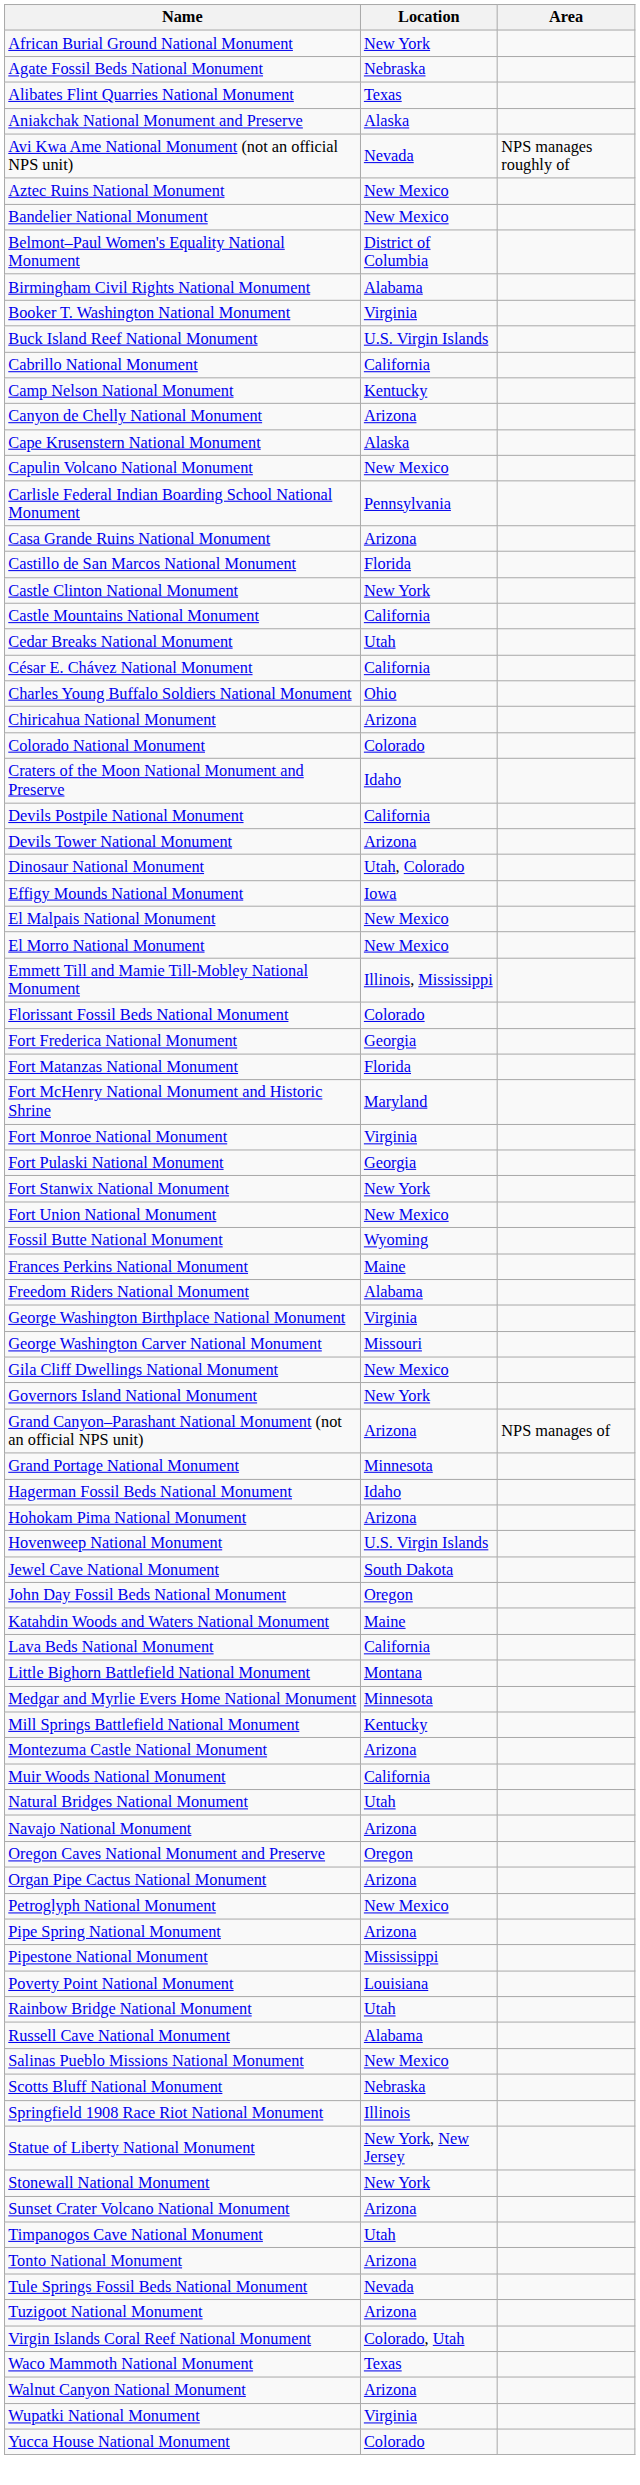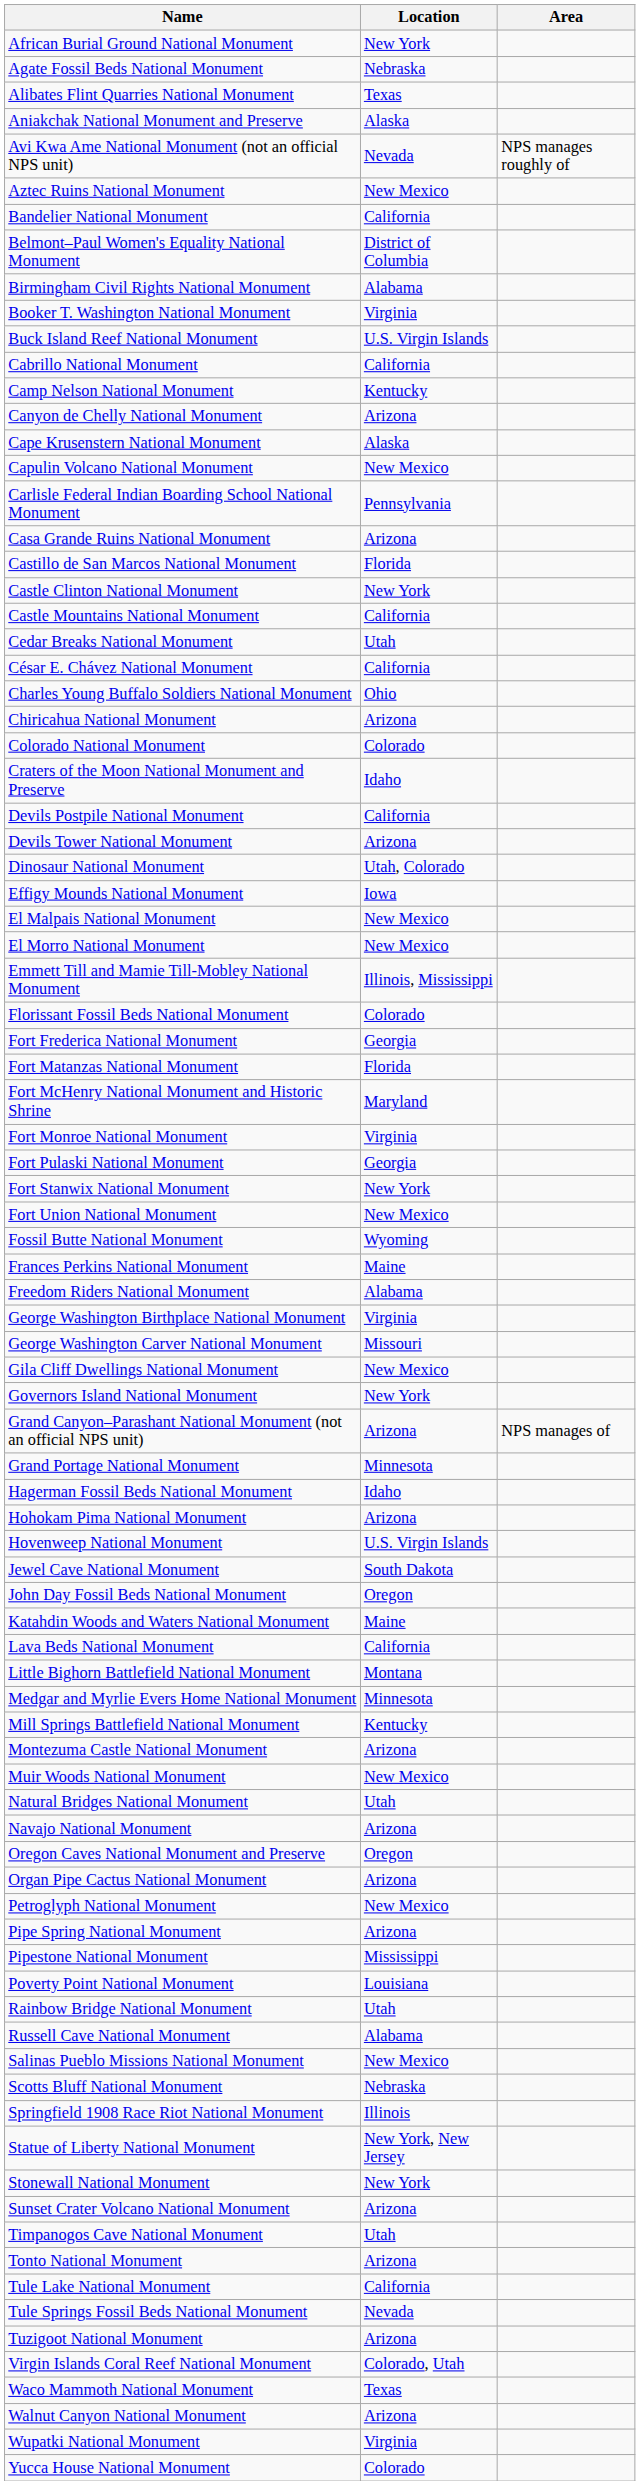(406, 216) New Mexico -> (397, 216) California
(397, 1776) California -> (406, 1776) New Mexico
+ row: (109, 2286)
